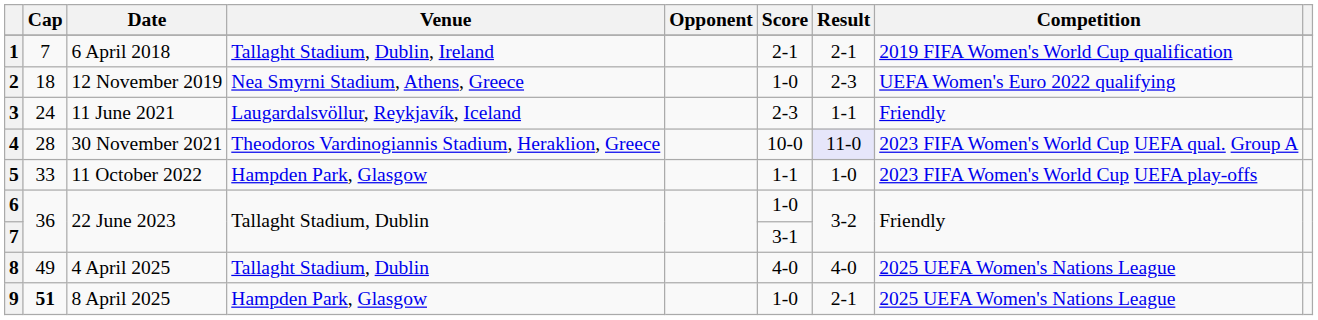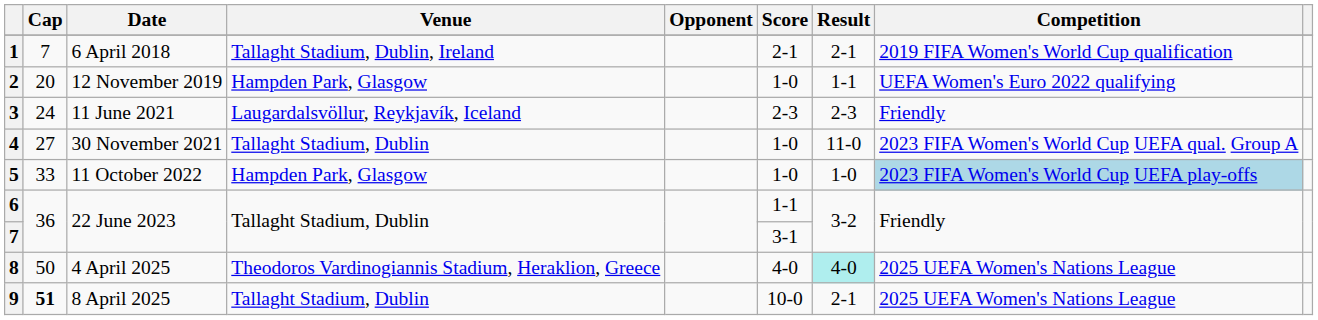(45, 81) 18 -> (45, 81) 20
(378, 81) Nea Smyrni Stadium, Athens, Greece -> (329, 81) Hampden Park, Glasgow
(844, 81) 2-3 -> (844, 81) 1-1
(844, 112) 1-1 -> (844, 112) 2-3
(45, 143) 28 -> (45, 143) 27
(446, 143) Theodoros Vardinogiannis Stadium, Heraklion, Greece -> (330, 143) Tallaght Stadium, Dublin
(785, 143) 10-0 -> (785, 143) 1-0
(844, 143) lavender background -> (844, 143) no background
(785, 174) 1-1 -> (785, 174) 1-0
(1068, 174) no background -> (1068, 174) lightblue background
(785, 205) 1-0 -> (785, 205) 1-1
(45, 267) 49 -> (45, 267) 50
(330, 267) Tallaght Stadium, Dublin -> (446, 267) Theodoros Vardinogiannis Stadium, Heraklion, Greece
(844, 267) no background -> (844, 267) paleturquoise background
(329, 298) Hampden Park, Glasgow -> (330, 298) Tallaght Stadium, Dublin
(785, 298) 1-0 -> (785, 298) 10-0
